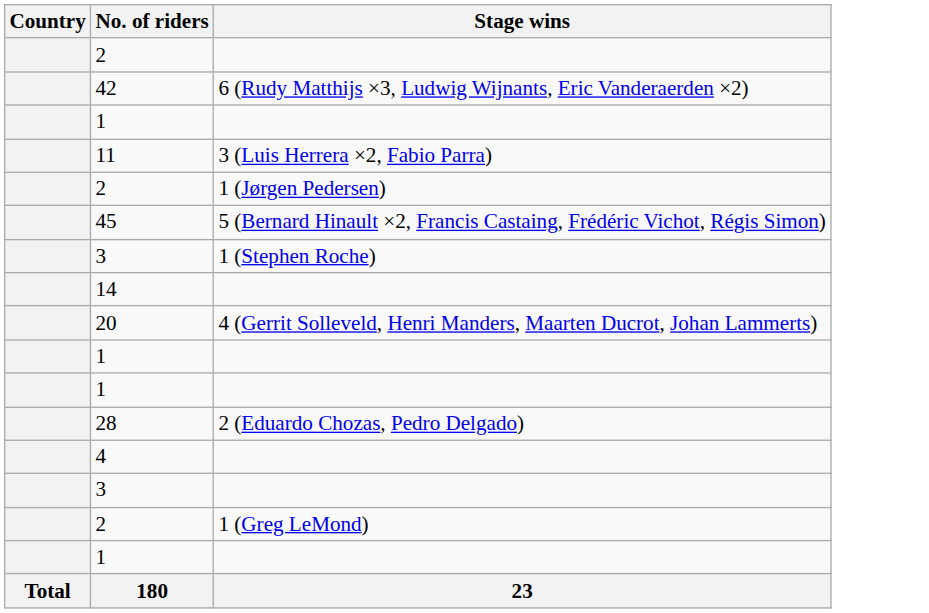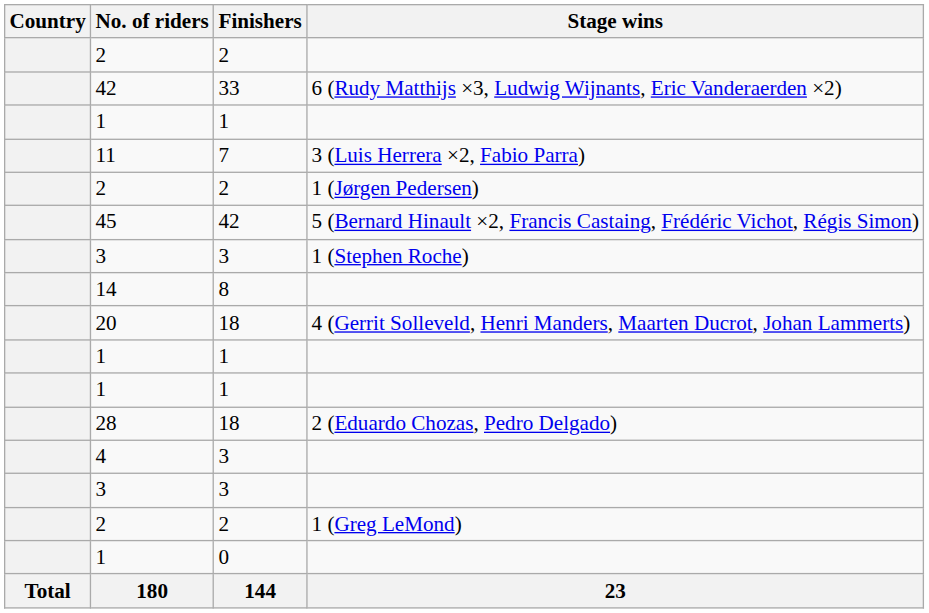+ column: (260, 21)
